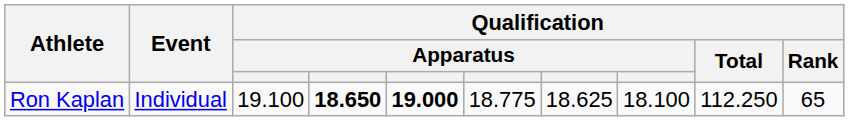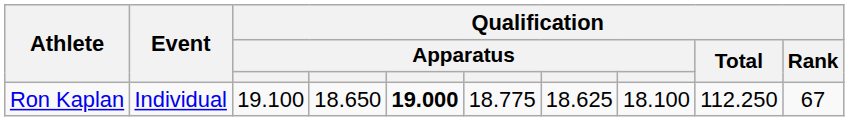(348, 99) bold -> (348, 99) normal
(813, 99) 65 -> (813, 99) 67
